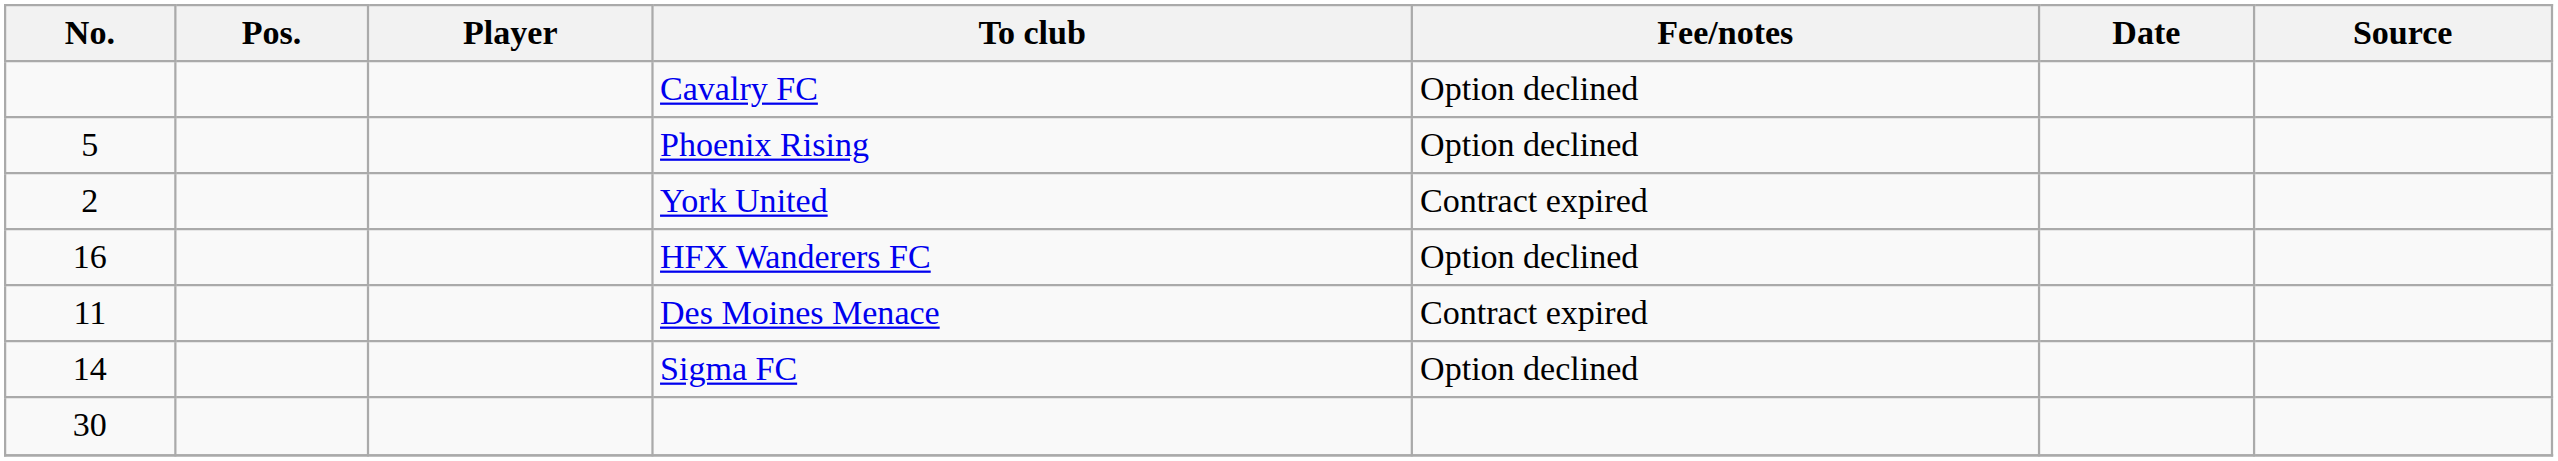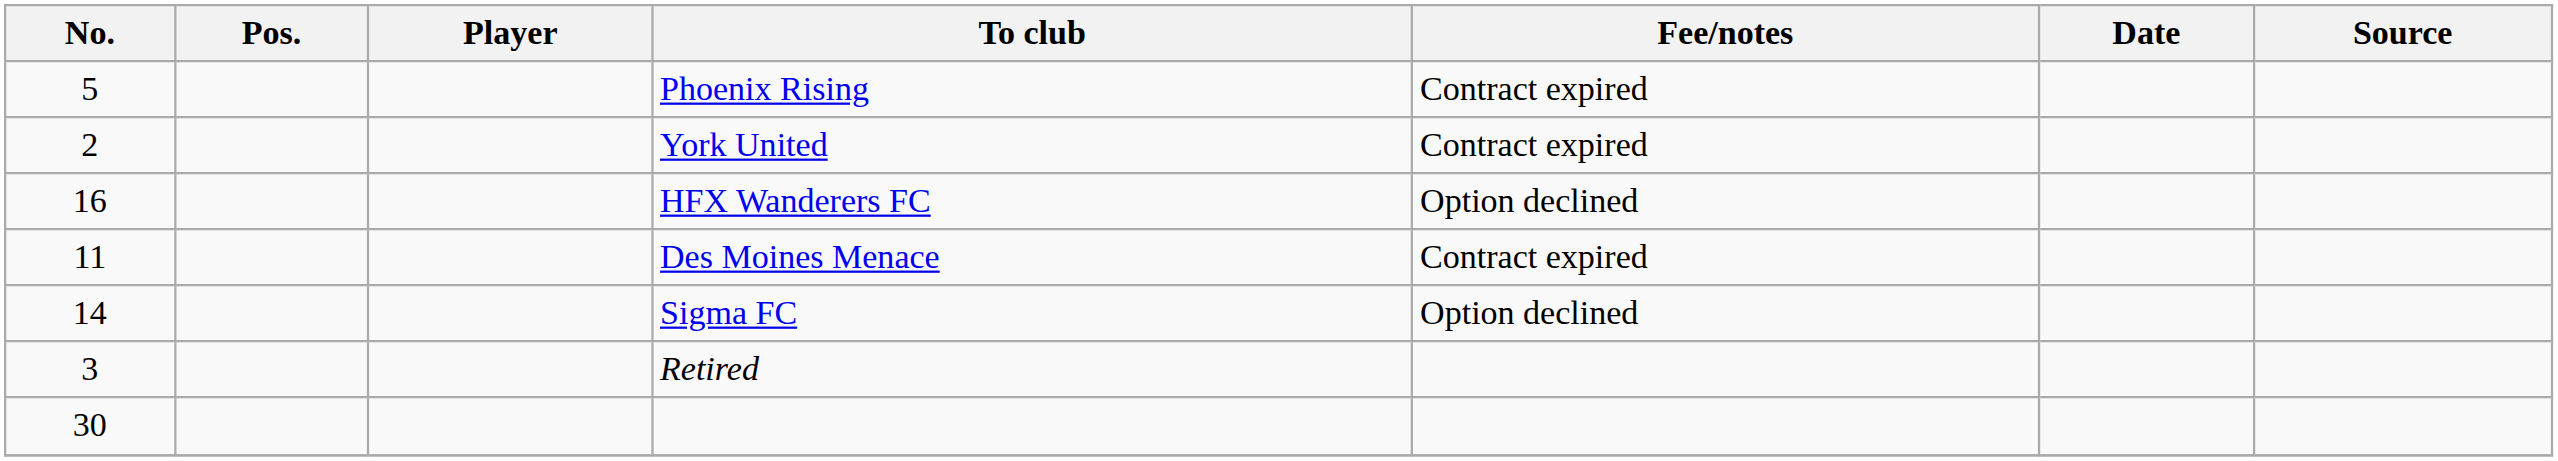- row: (90, 90)
(1529, 145) Option declined -> (1534, 88) Contract expired
+ row: (90, 369)
